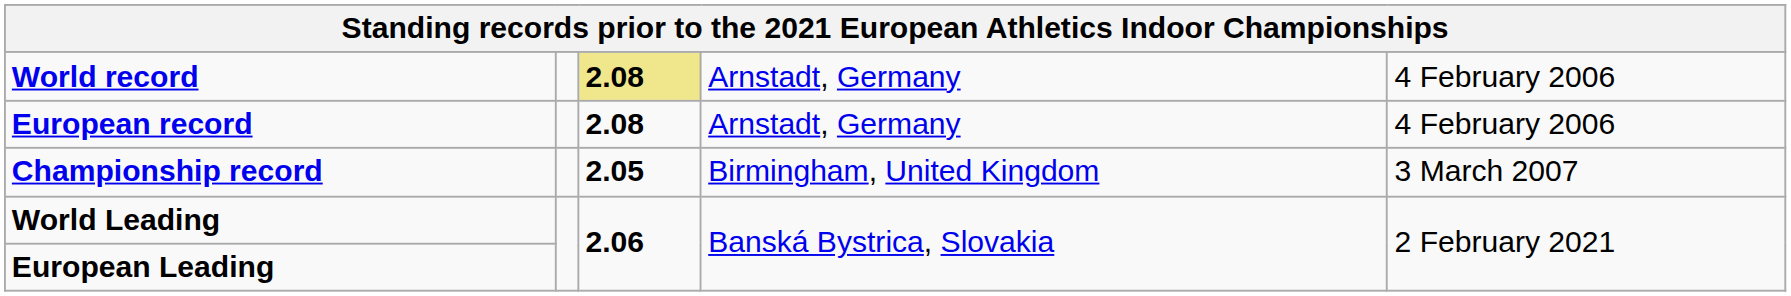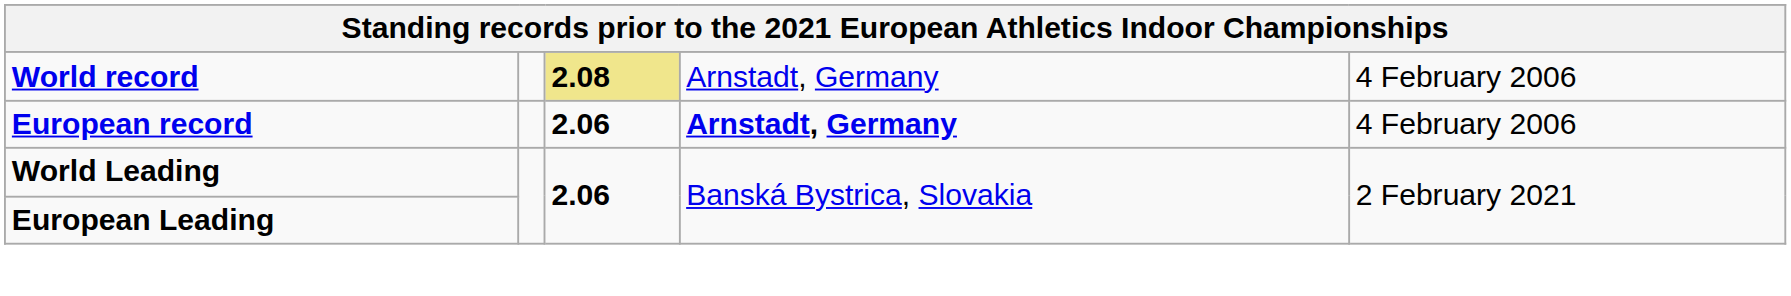(615, 123) 2.08 -> (581, 123) 2.06
(834, 123) normal -> (822, 123) bold
- row: (167, 171)
